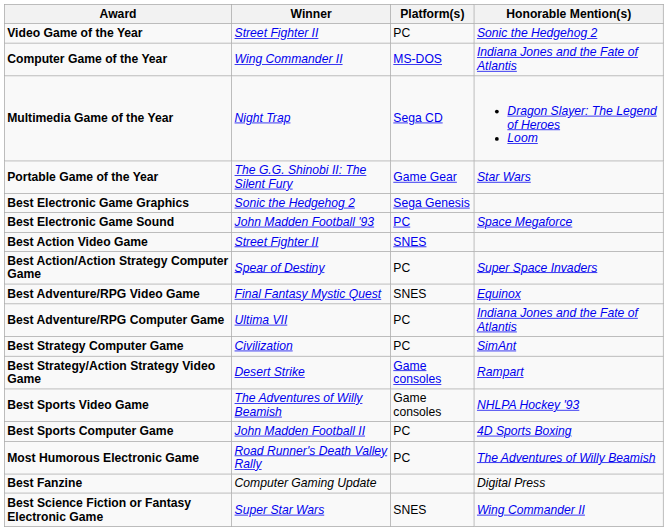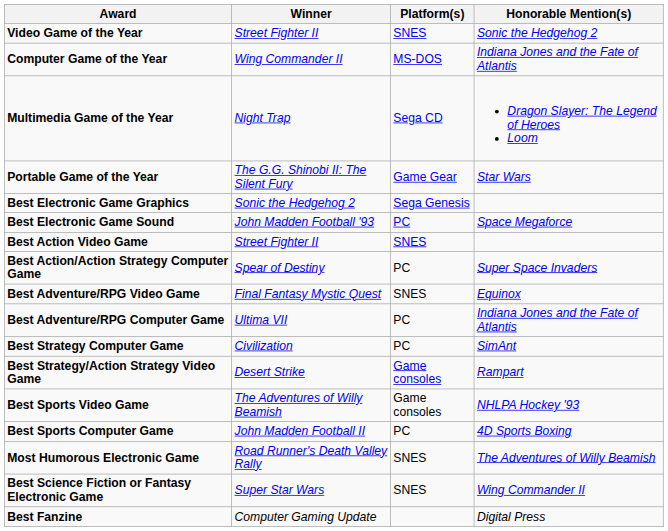(402, 33) PC -> (410, 33) SNES
(402, 457) PC -> (410, 457) SNES
rows swapped: (99, 509) <-> (45, 483)
